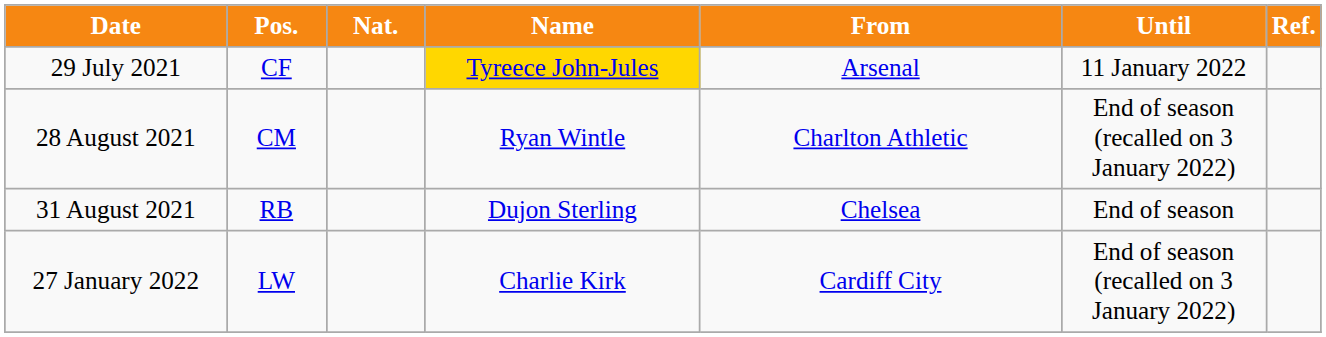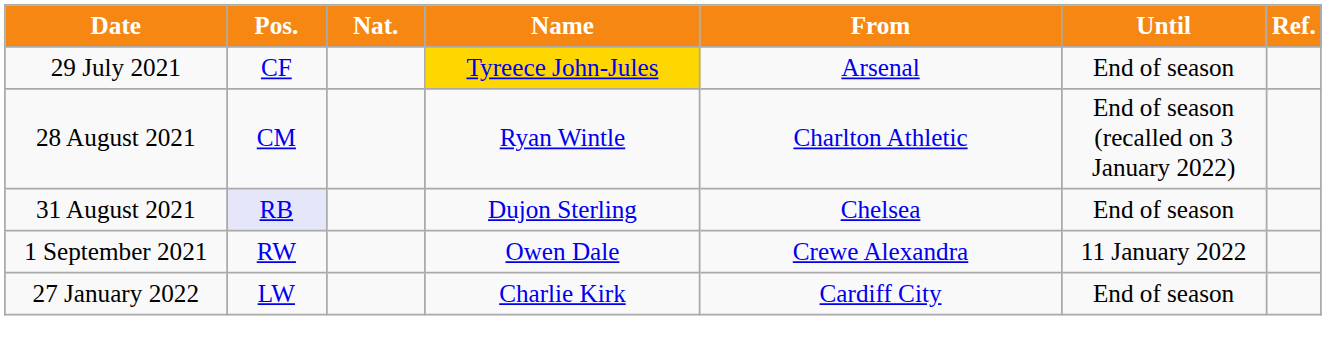(1164, 67) 11 January 2022 -> (1164, 67) End of season
(276, 209) no background -> (276, 209) lavender background
+ row: (116, 251)
(1164, 281) End of season (recalled on 3 January 2022) -> (1164, 292) End of season
